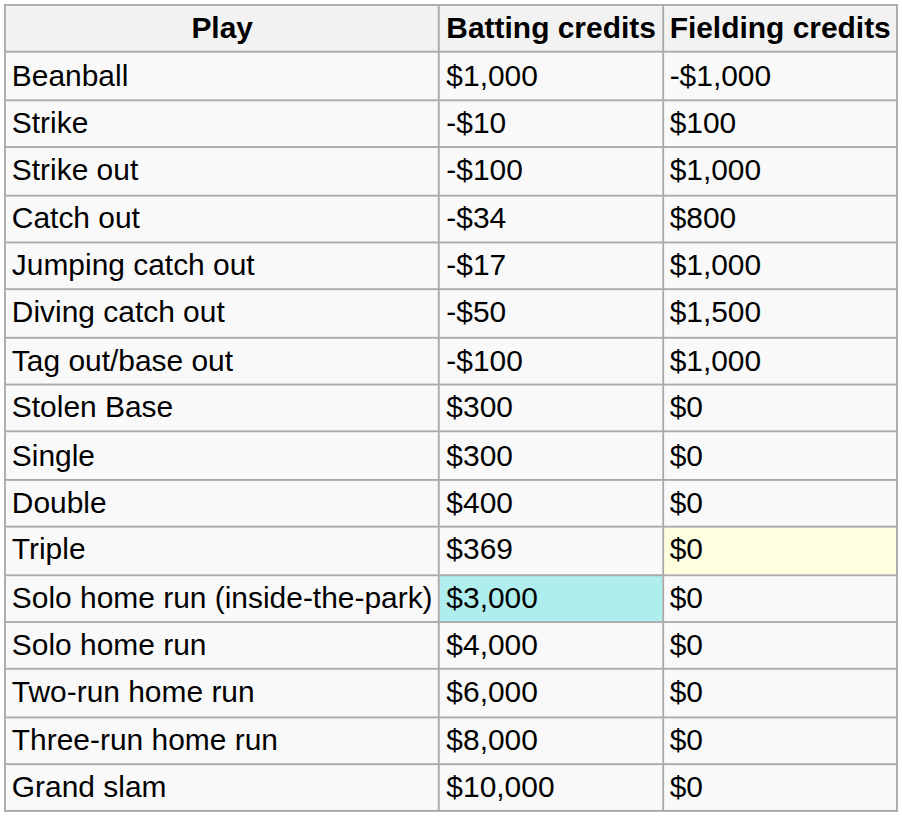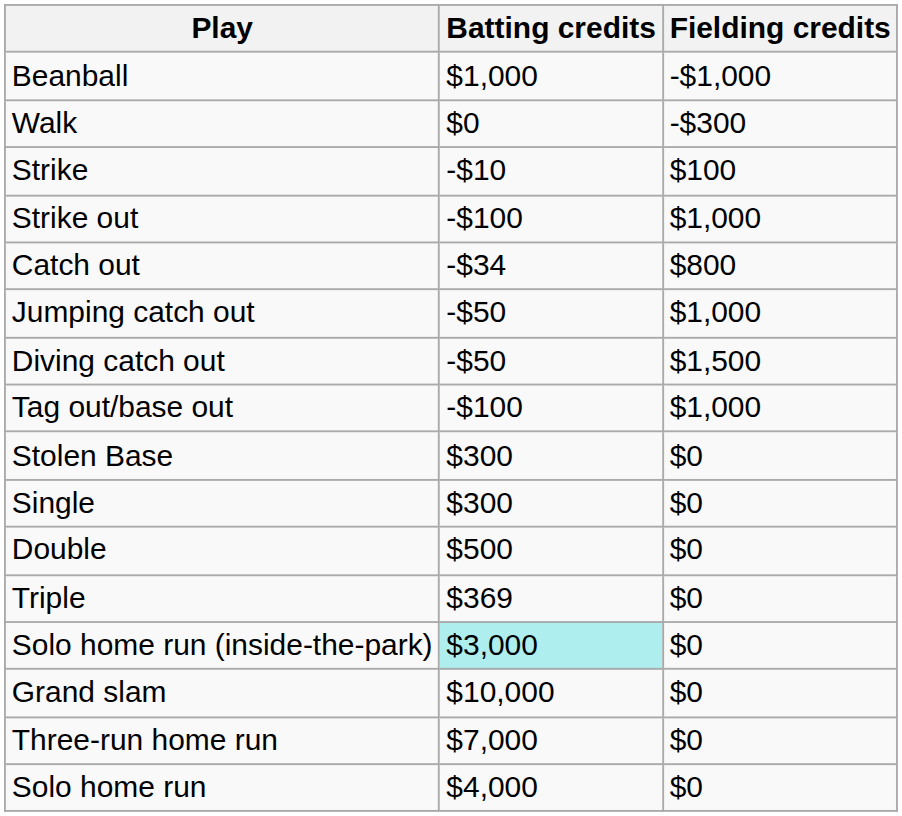+ row: (45, 123)
(476, 265) -$17 -> (476, 312) -$50
(480, 502) $400 -> (480, 550) $500
(686, 550) lightyellow background -> (686, 597) no background
rows swapped: (109, 645) <-> (89, 787)
- row: (133, 692)
(492, 739) $8,000 -> (492, 739) $7,000
